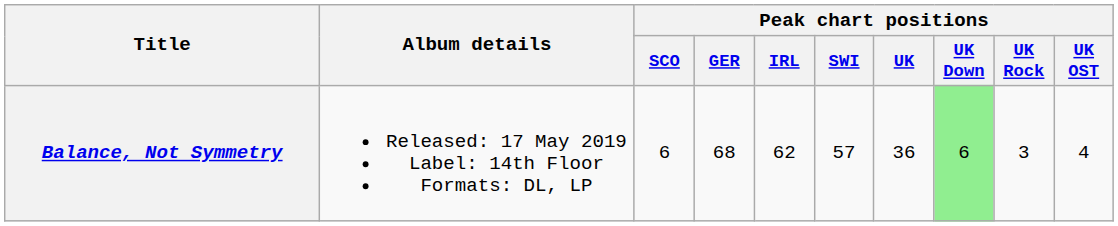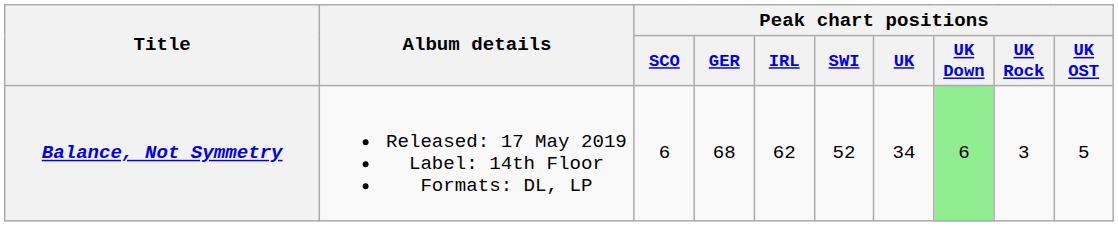(844, 153) 57 -> (844, 153) 52
(904, 153) 36 -> (904, 153) 34
(1084, 153) 4 -> (1084, 153) 5
